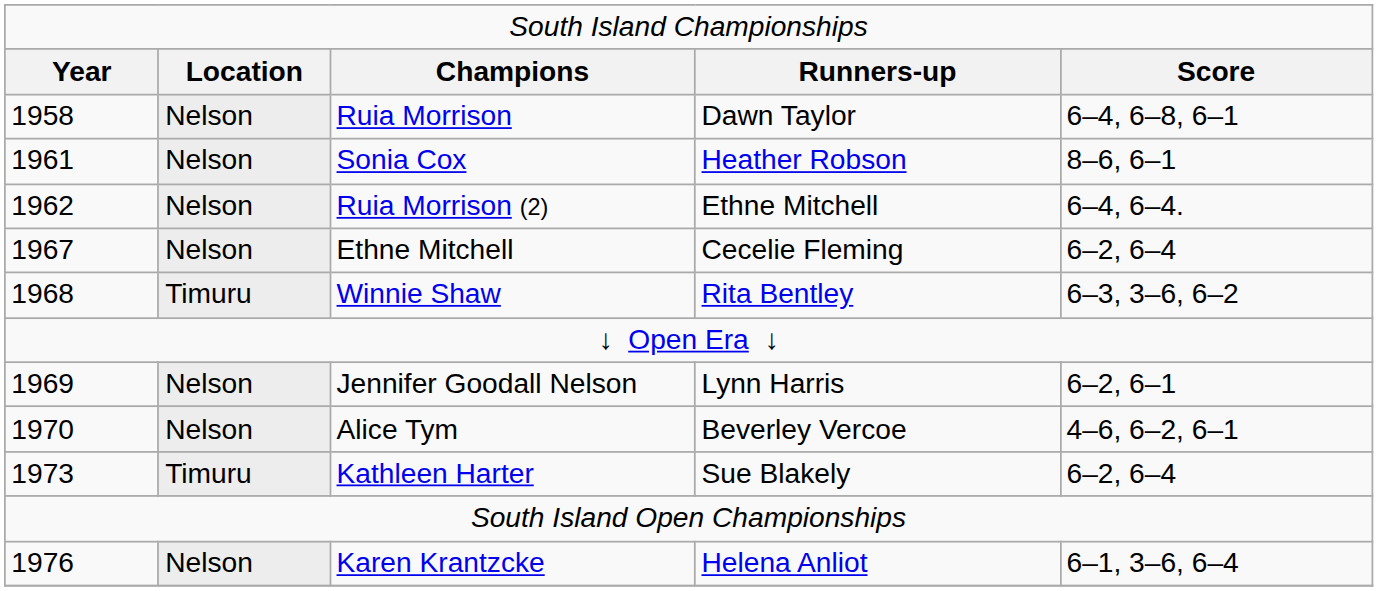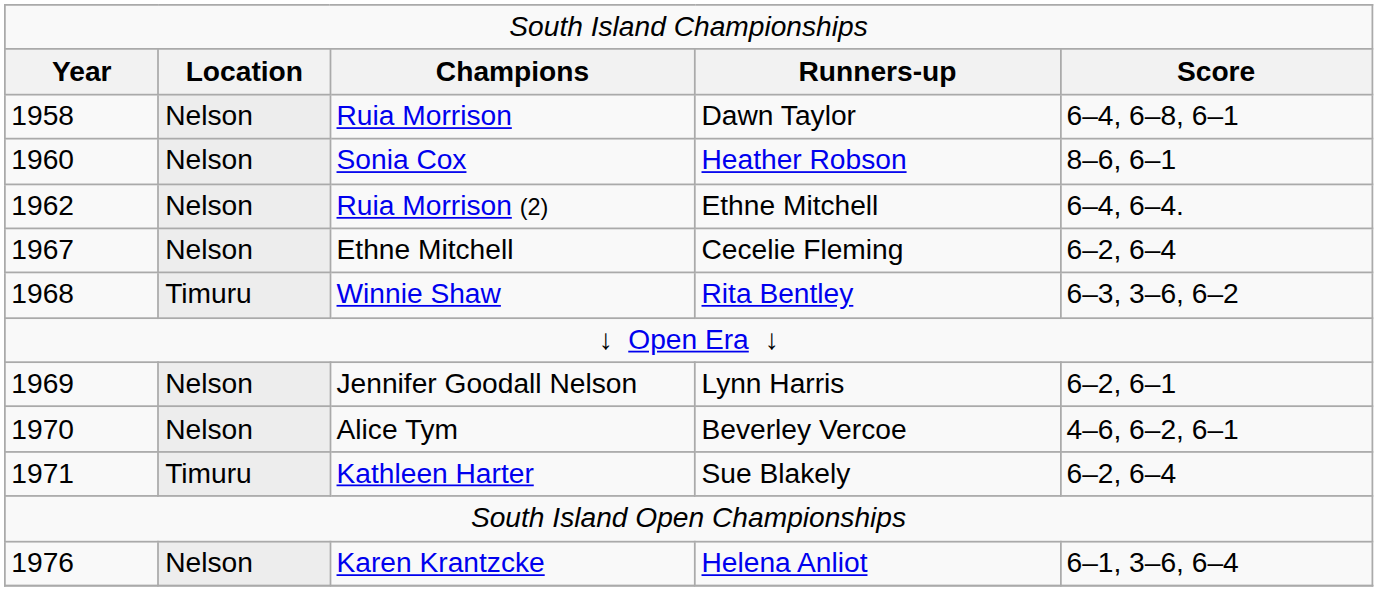(43, 160) 1961 -> (43, 160) 1960
(43, 473) 1973 -> (43, 473) 1971
